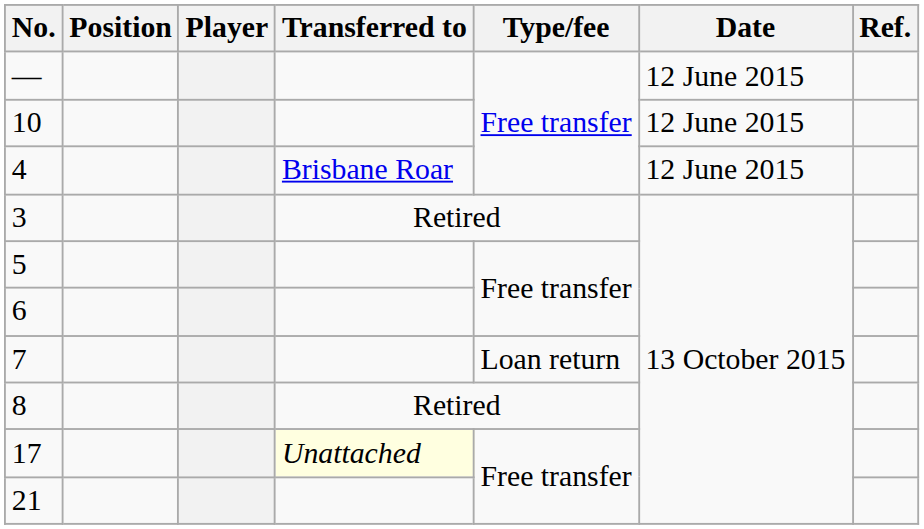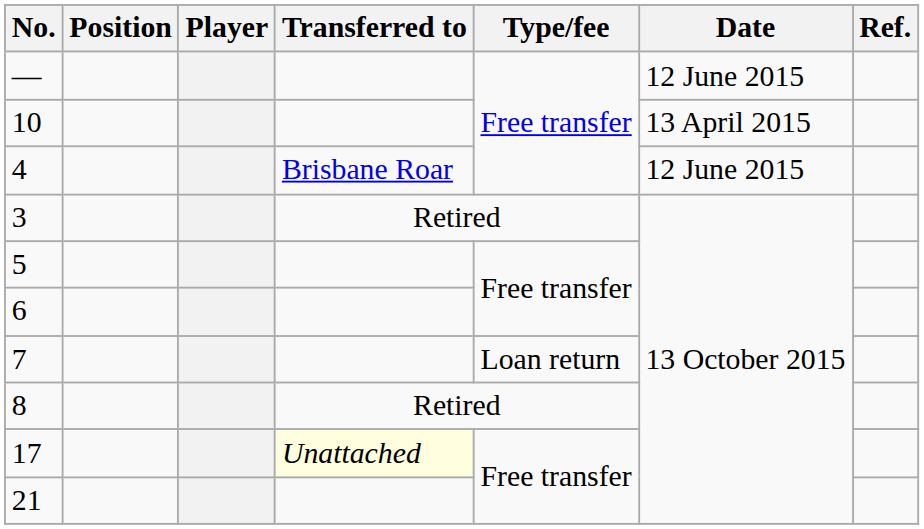(725, 122) 12 June 2015 -> (728, 122) 13 April 2015
